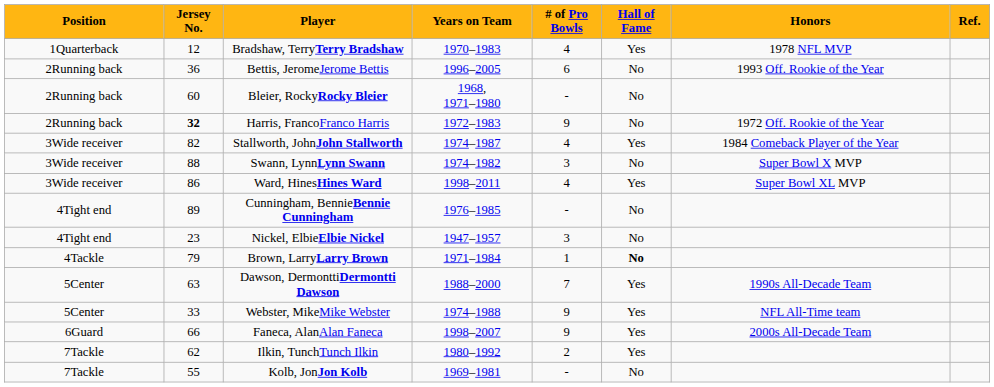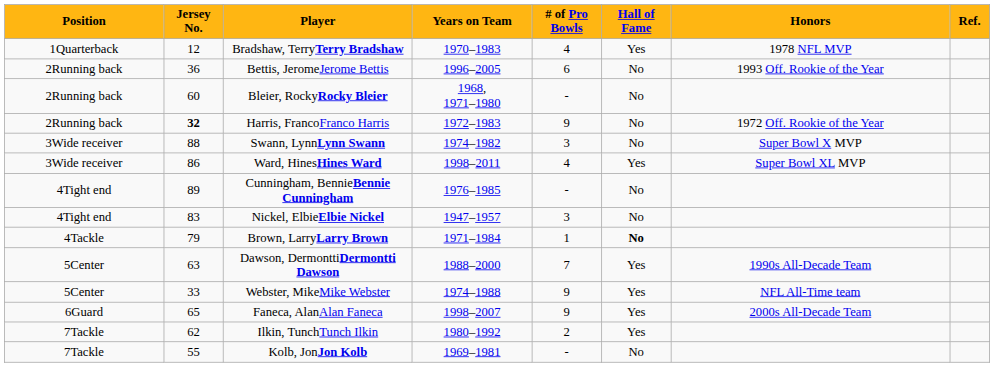- row: (318, 143)
(193, 237) 23 -> (193, 217) 83
(193, 332) 66 -> (193, 311) 65
